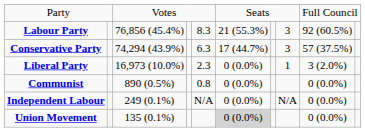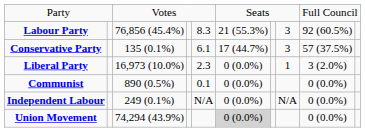(149, 48) 74,294 (43.9%) -> (149, 48) 135 (0.1%)
(204, 48) 6.3 -> (204, 48) 6.1
(204, 83) 0.8 -> (204, 83) 0.1
(149, 118) 135 (0.1%) -> (149, 118) 74,294 (43.9%)
